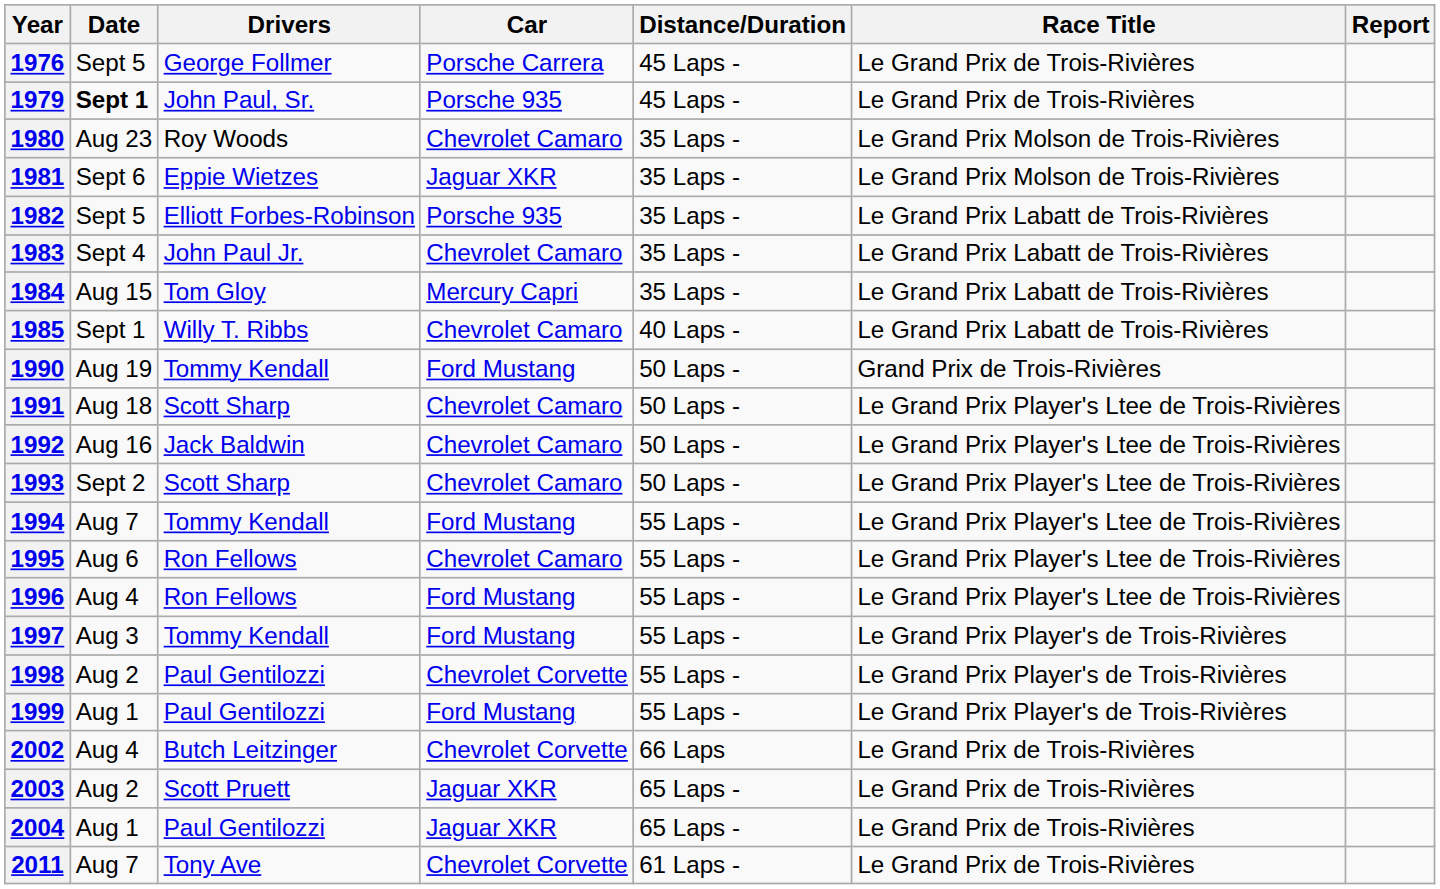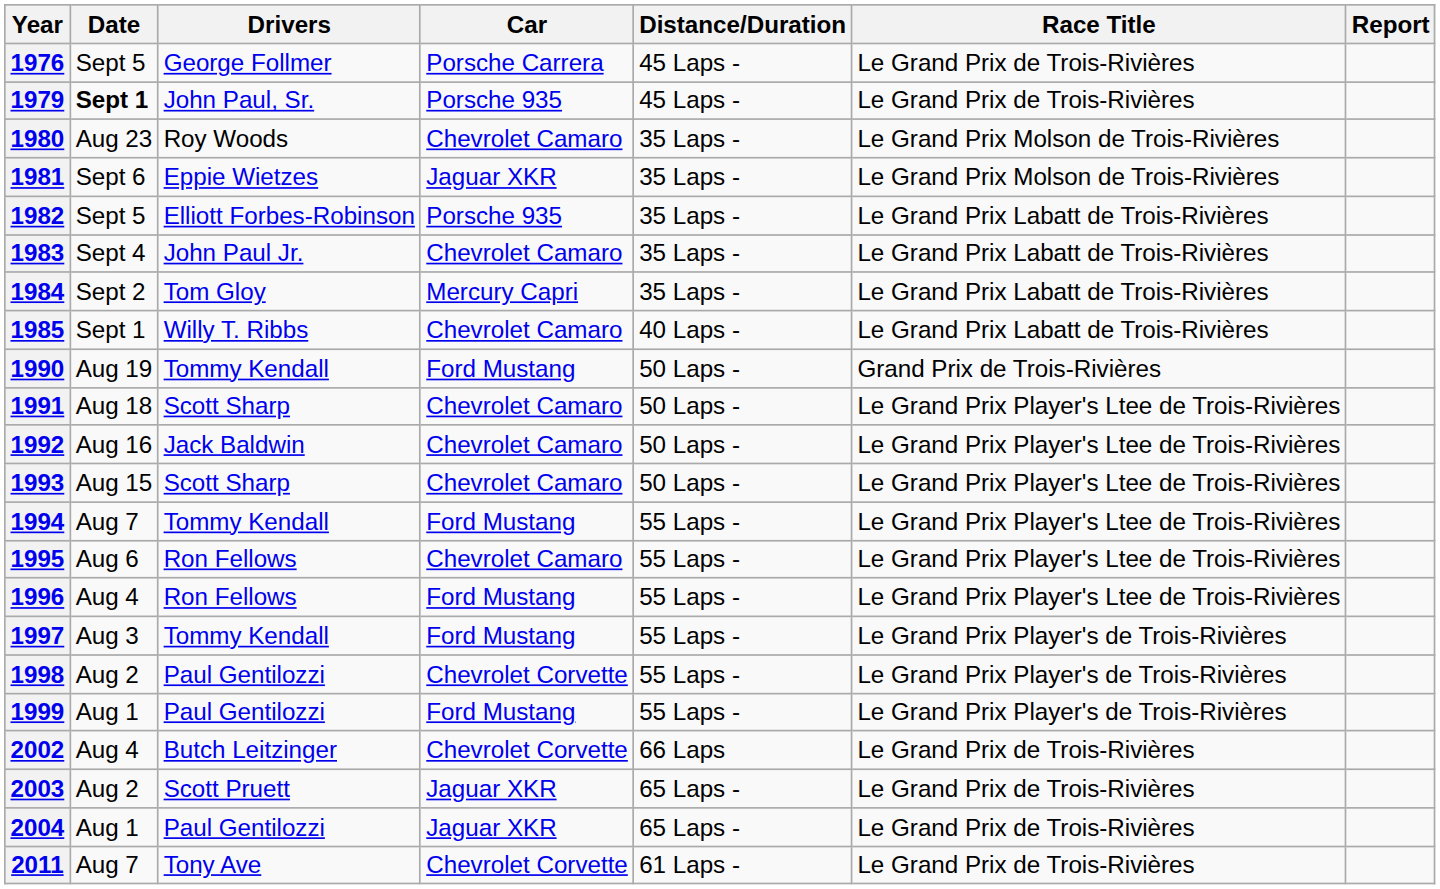(114, 292) Aug 15 -> (111, 292) Sept 2
(111, 483) Sept 2 -> (114, 483) Aug 15
